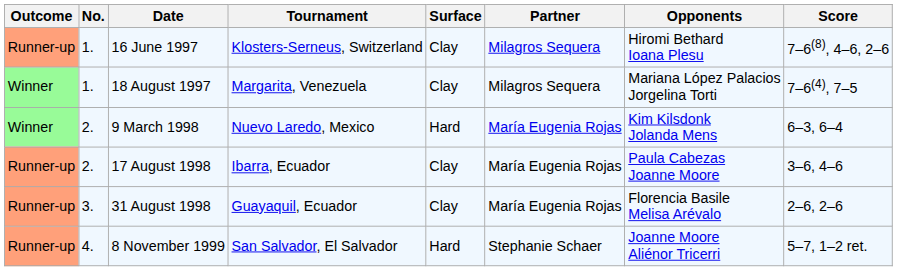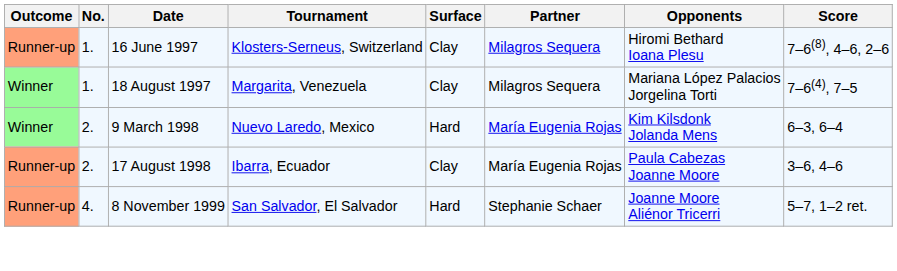- row: (161, 205)
